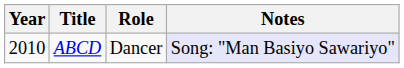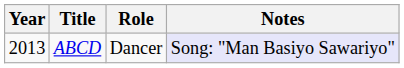(27, 47) 2010 -> (27, 47) 2013
